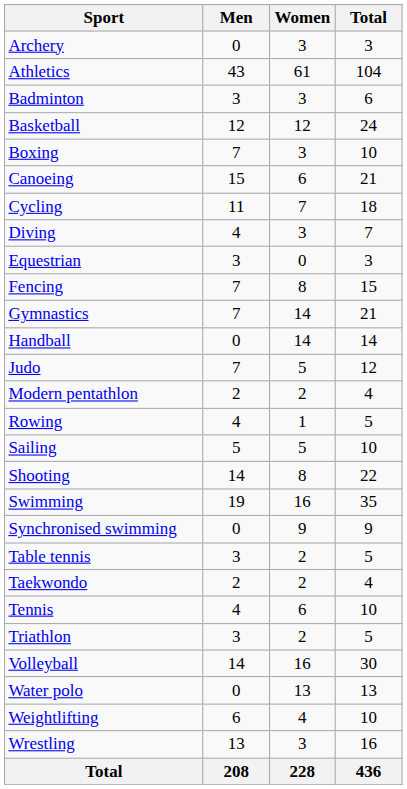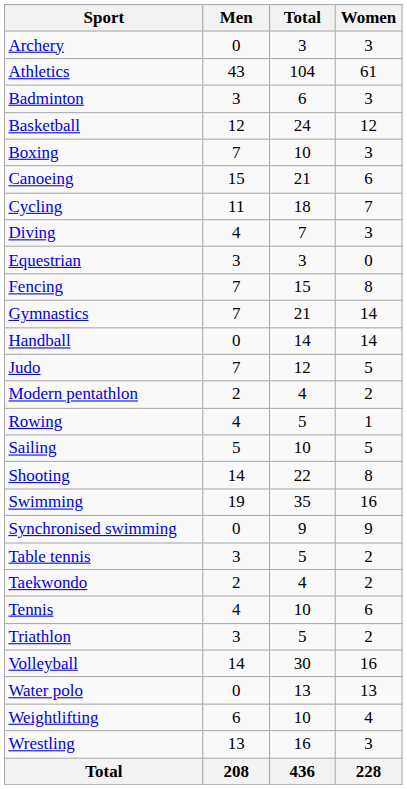columns swapped: (302, 17) <-> (368, 17)
